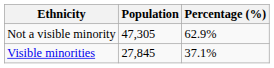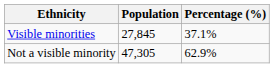rows swapped: (61, 33) <-> (51, 53)
